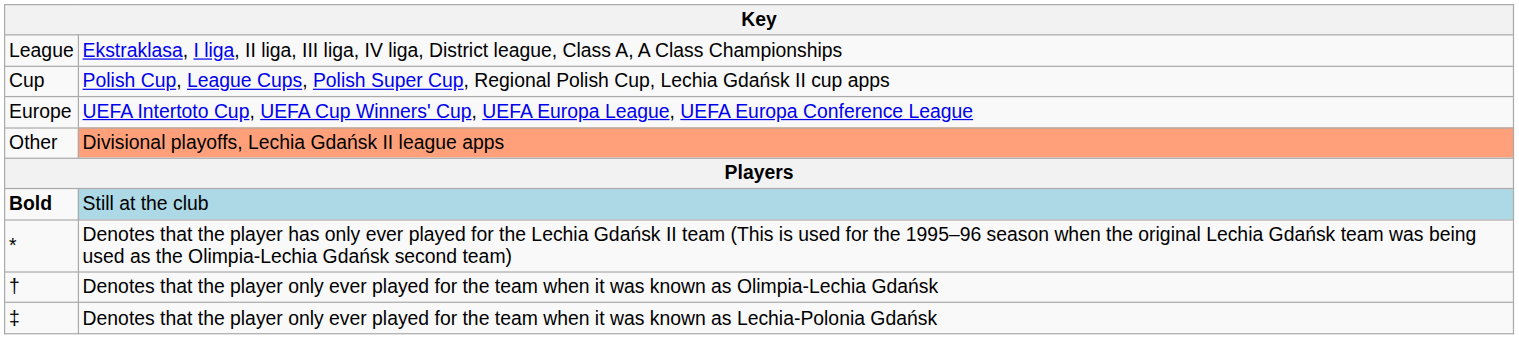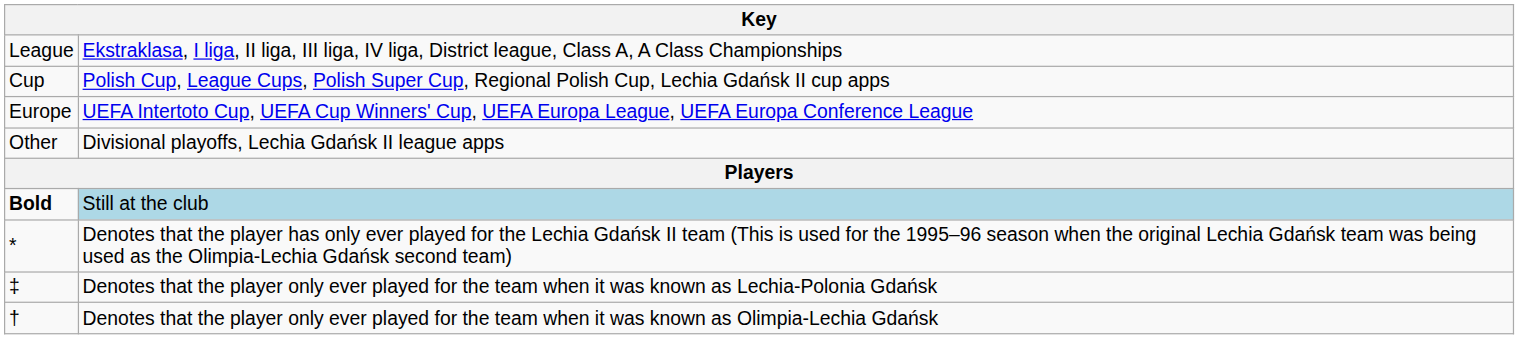(293, 142) lightsalmon background -> (293, 142) no background
rows swapped: (14, 287) <-> (14, 317)
